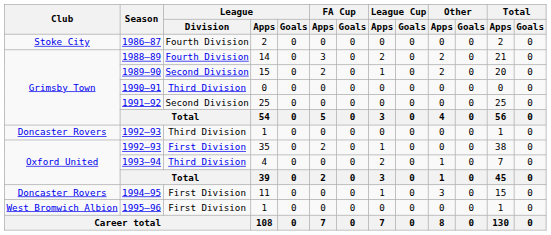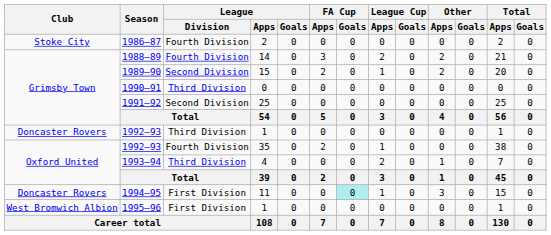(207, 147) First Division -> (207, 147) Fourth Division
(352, 192) no background -> (352, 192) paleturquoise background
